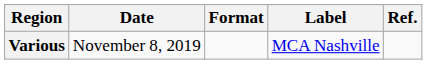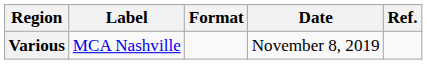columns swapped: (137, 18) <-> (326, 18)
